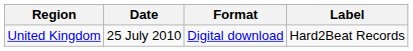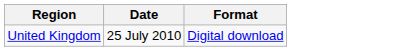- column: (347, 14)
